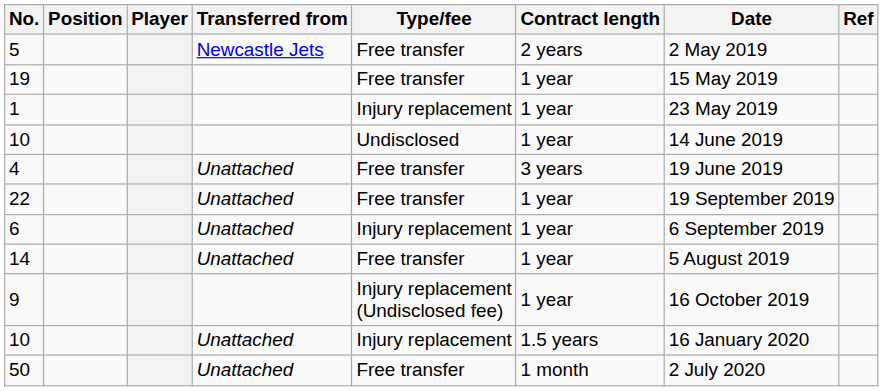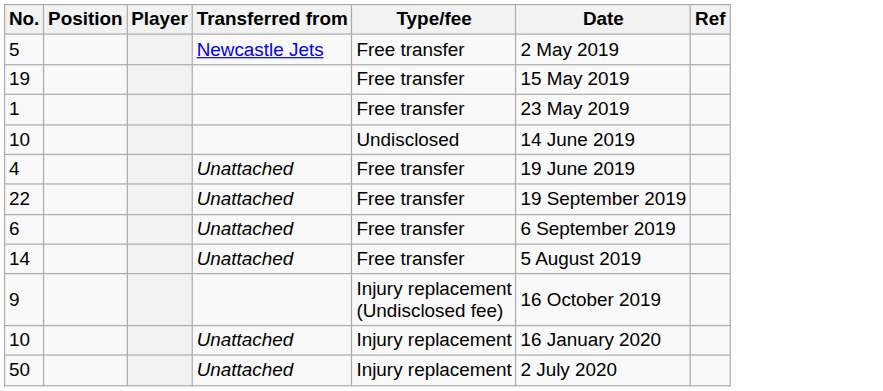- column: (590, 19)
(434, 109) Injury replacement -> (410, 109) Free transfer
(434, 229) Injury replacement -> (410, 229) Free transfer
(410, 370) Free transfer -> (434, 370) Injury replacement
